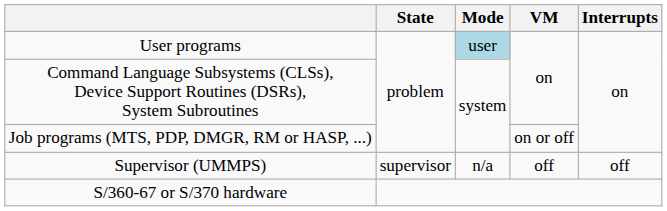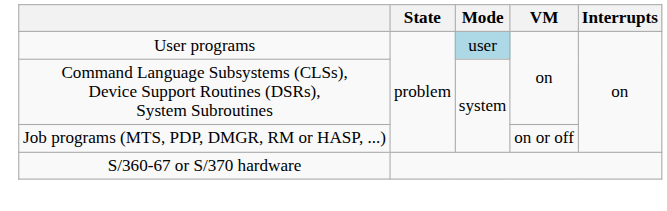- row: (190, 165)
